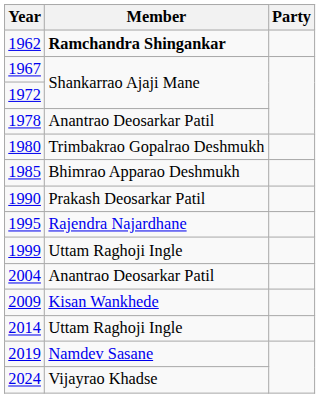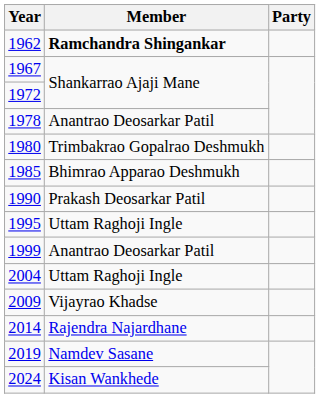(118, 224) Rajendra Najardhane -> (116, 224) Uttam Raghoji Ingle
(116, 250) Uttam Raghoji Ingle -> (131, 250) Anantrao Deosarkar Patil
(131, 276) Anantrao Deosarkar Patil -> (116, 276) Uttam Raghoji Ingle
(104, 302) Kisan Wankhede -> (103, 302) Vijayrao Khadse
(116, 328) Uttam Raghoji Ingle -> (118, 328) Rajendra Najardhane
(103, 379) Vijayrao Khadse -> (104, 379) Kisan Wankhede
